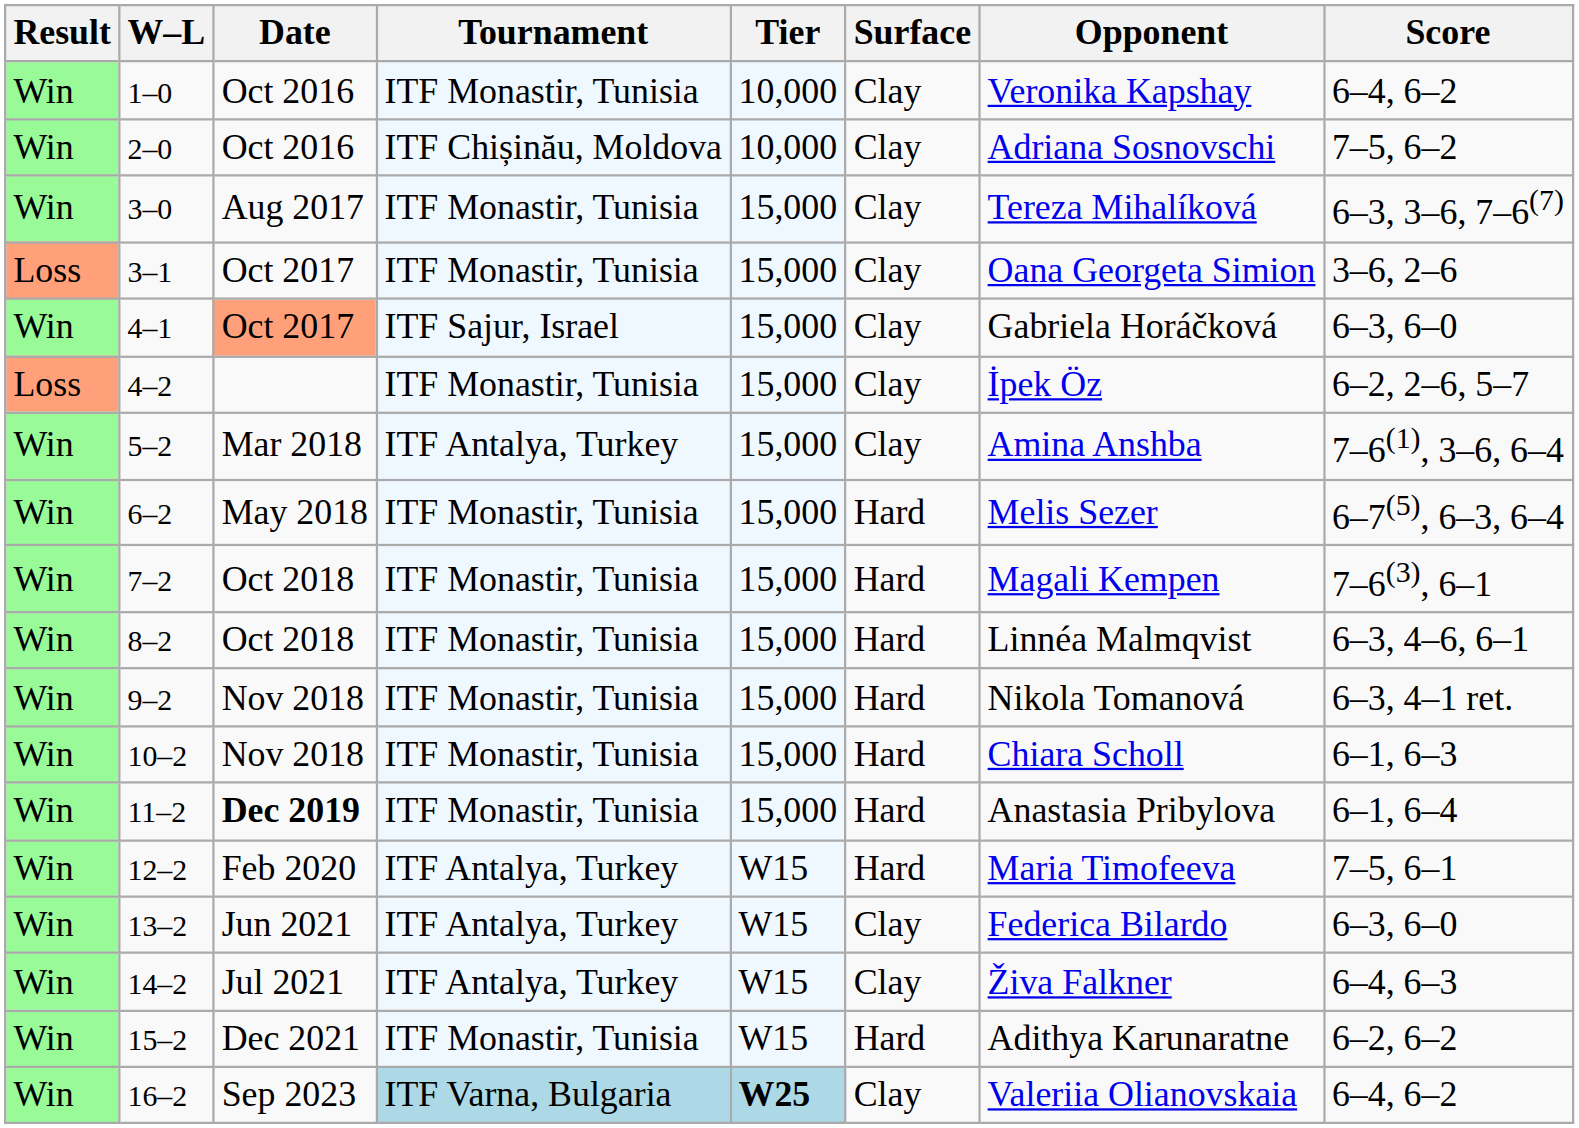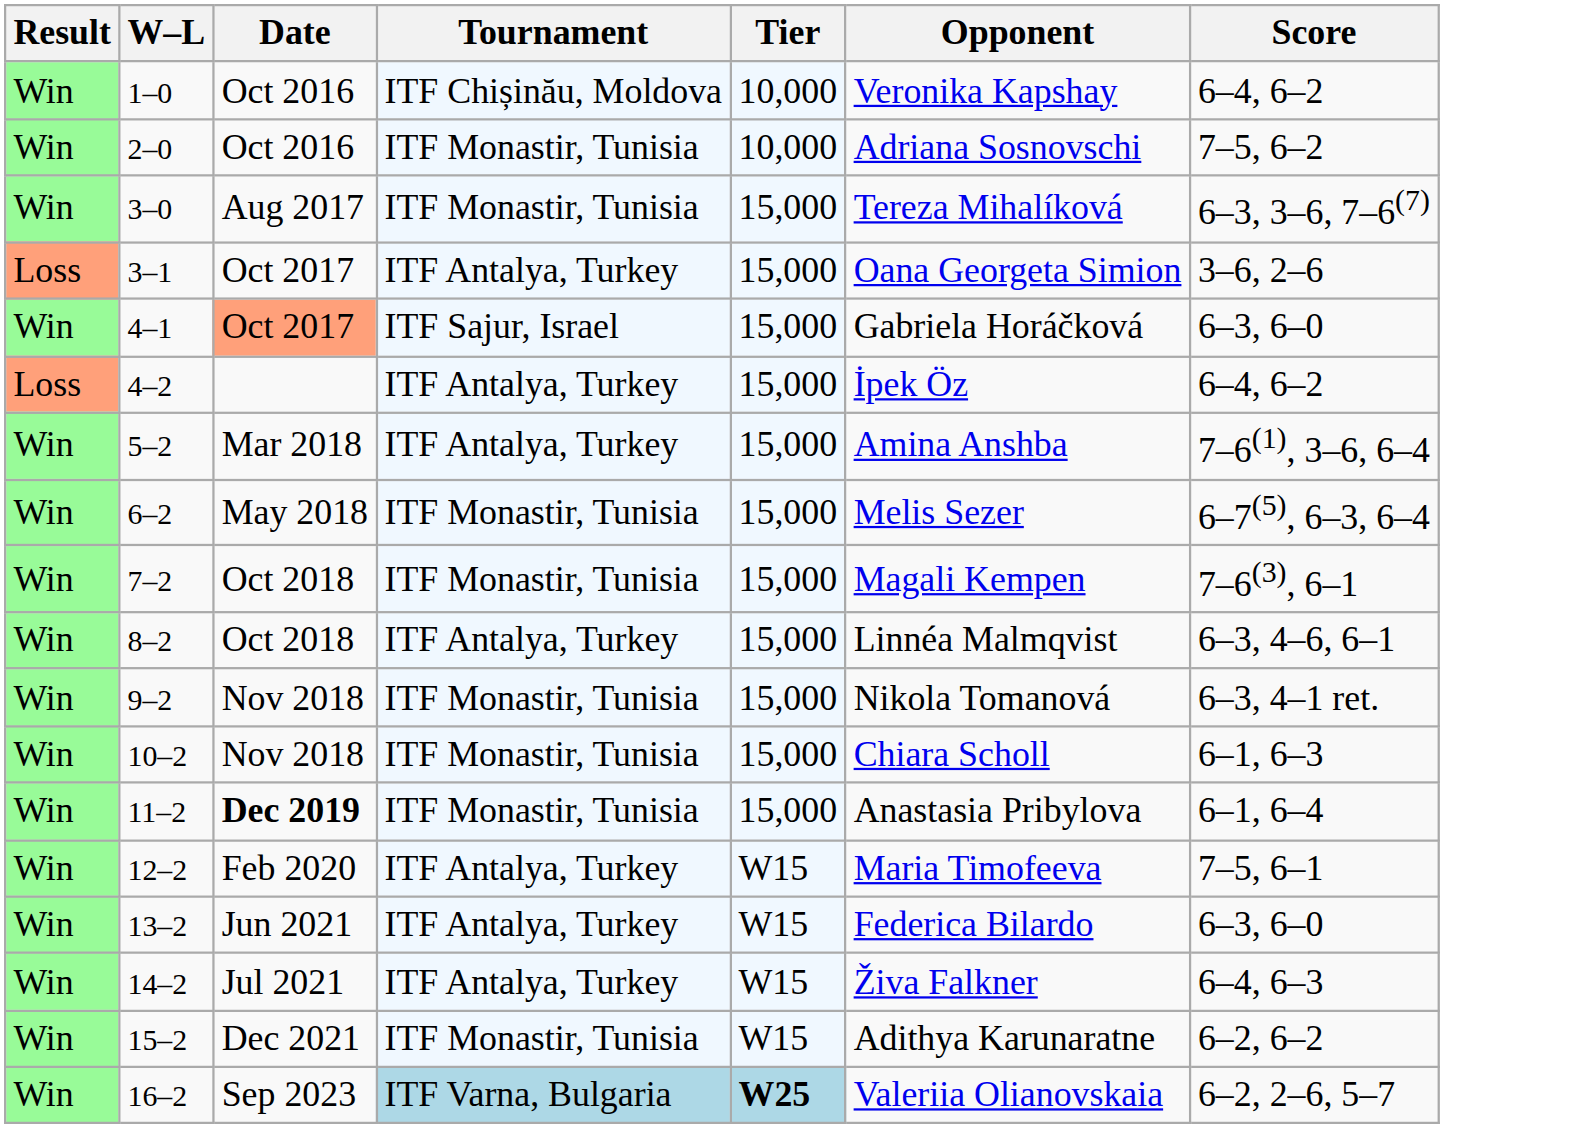- column: (912, 32)
(542, 89) ITF Monastir, Tunisia -> (553, 89) ITF Chișinău, Moldova
(553, 146) ITF Chișinău, Moldova -> (542, 146) ITF Monastir, Tunisia
(542, 269) ITF Monastir, Tunisia -> (531, 269) ITF Antalya, Turkey
(542, 383) ITF Monastir, Tunisia -> (531, 383) ITF Antalya, Turkey
(1430, 383) 6–2, 2–6, 5–7 -> (1261, 383) 6–4, 6–2
(542, 640) ITF Monastir, Tunisia -> (531, 640) ITF Antalya, Turkey
(1395, 1094) 6–4, 6–2 -> (1297, 1094) 6–2, 2–6, 5–7
